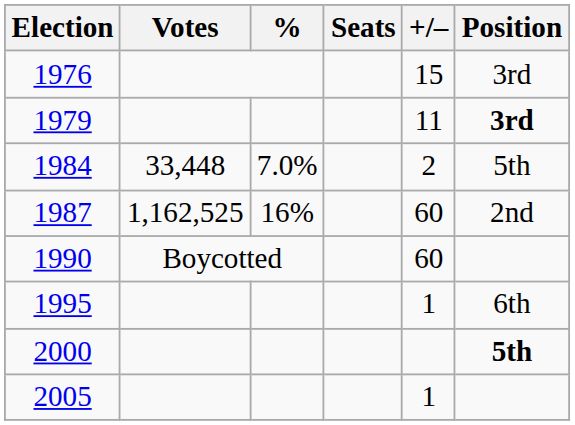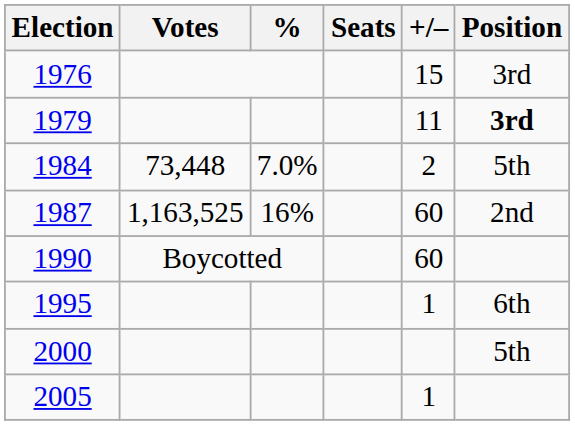(185, 166) 33,448 -> (185, 166) 73,448
(185, 212) 1,162,525 -> (185, 212) 1,163,525
(512, 350) bold -> (512, 350) normal
